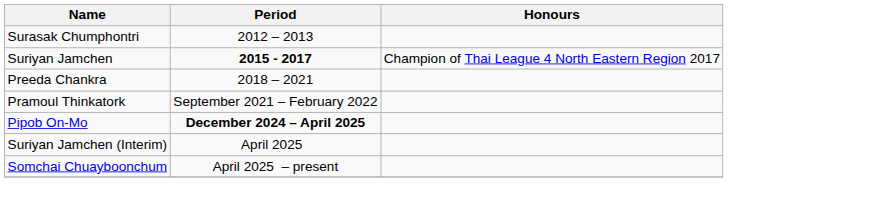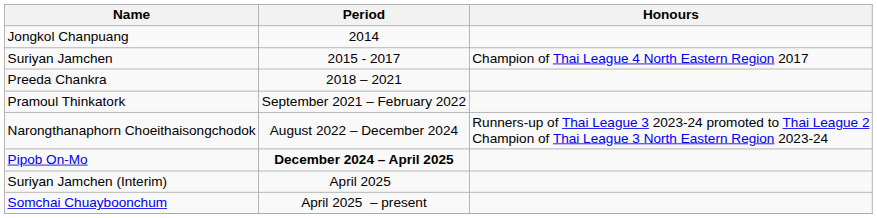- row: (73, 36)
+ row: (68, 36)
(275, 58) bold -> (364, 58) normal
+ row: (132, 130)
